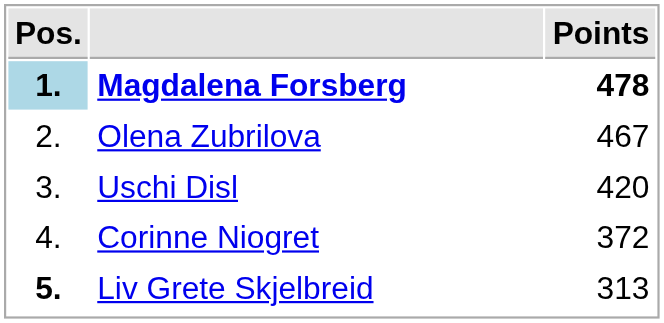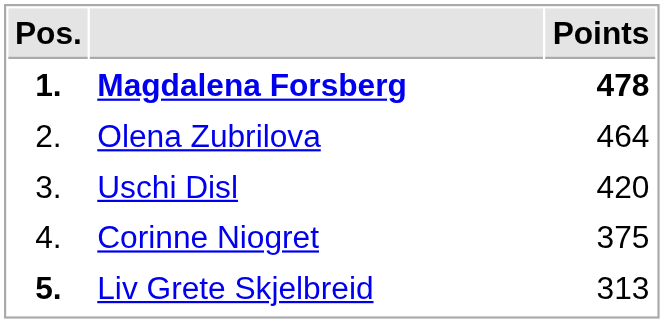(48, 85) lightblue background -> (48, 85) no background
(623, 136) 467 -> (623, 136) 464
(623, 237) 372 -> (623, 237) 375
